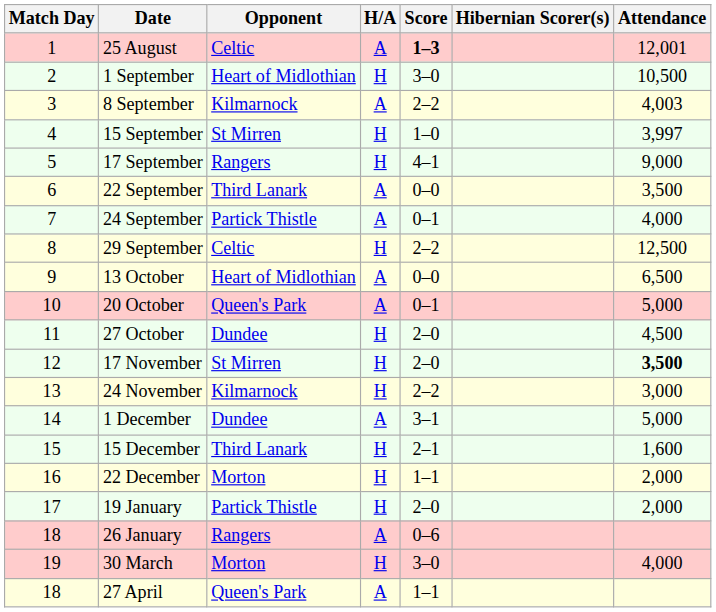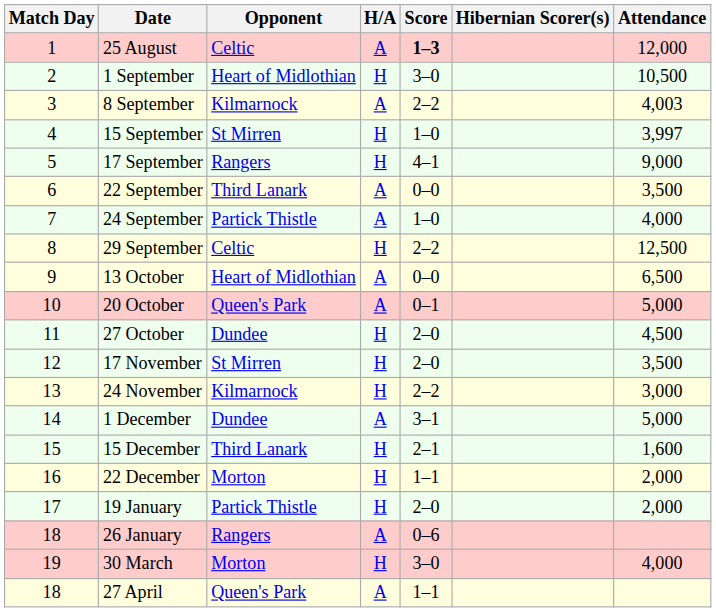(662, 47) 12,001 -> (662, 47) 12,000
(426, 219) 0–1 -> (426, 219) 1–0
(662, 362) bold -> (662, 362) normal
